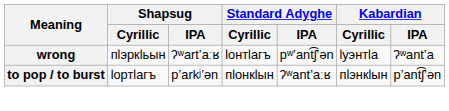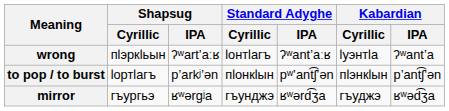(307, 55) pʷʼant͡ʃʼən -> (305, 55) ʔʷantʼaːʁ
(305, 75) ʔʷantʼaːʁ -> (307, 75) pʷʼant͡ʃʼən
+ row: (56, 95)
